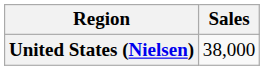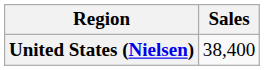(229, 49) 38,000 -> (229, 49) 38,400
